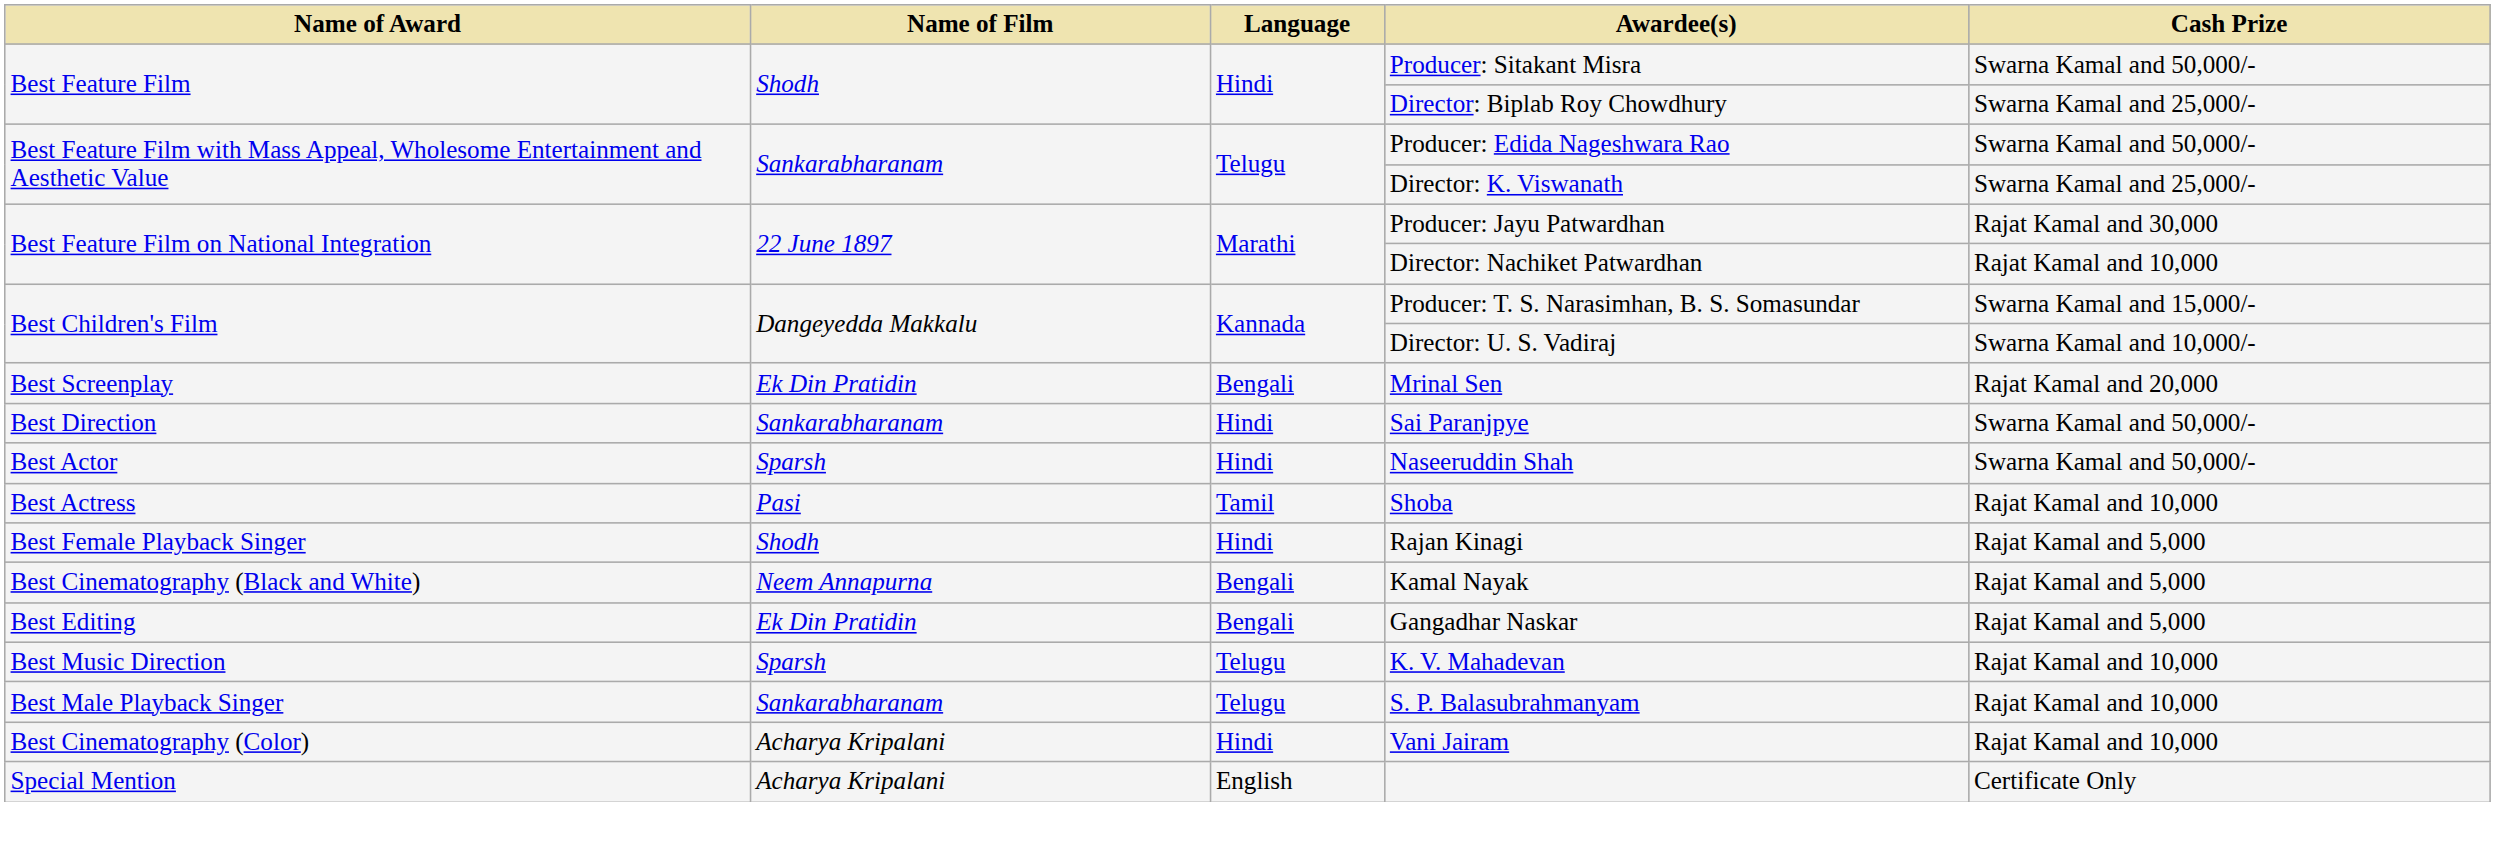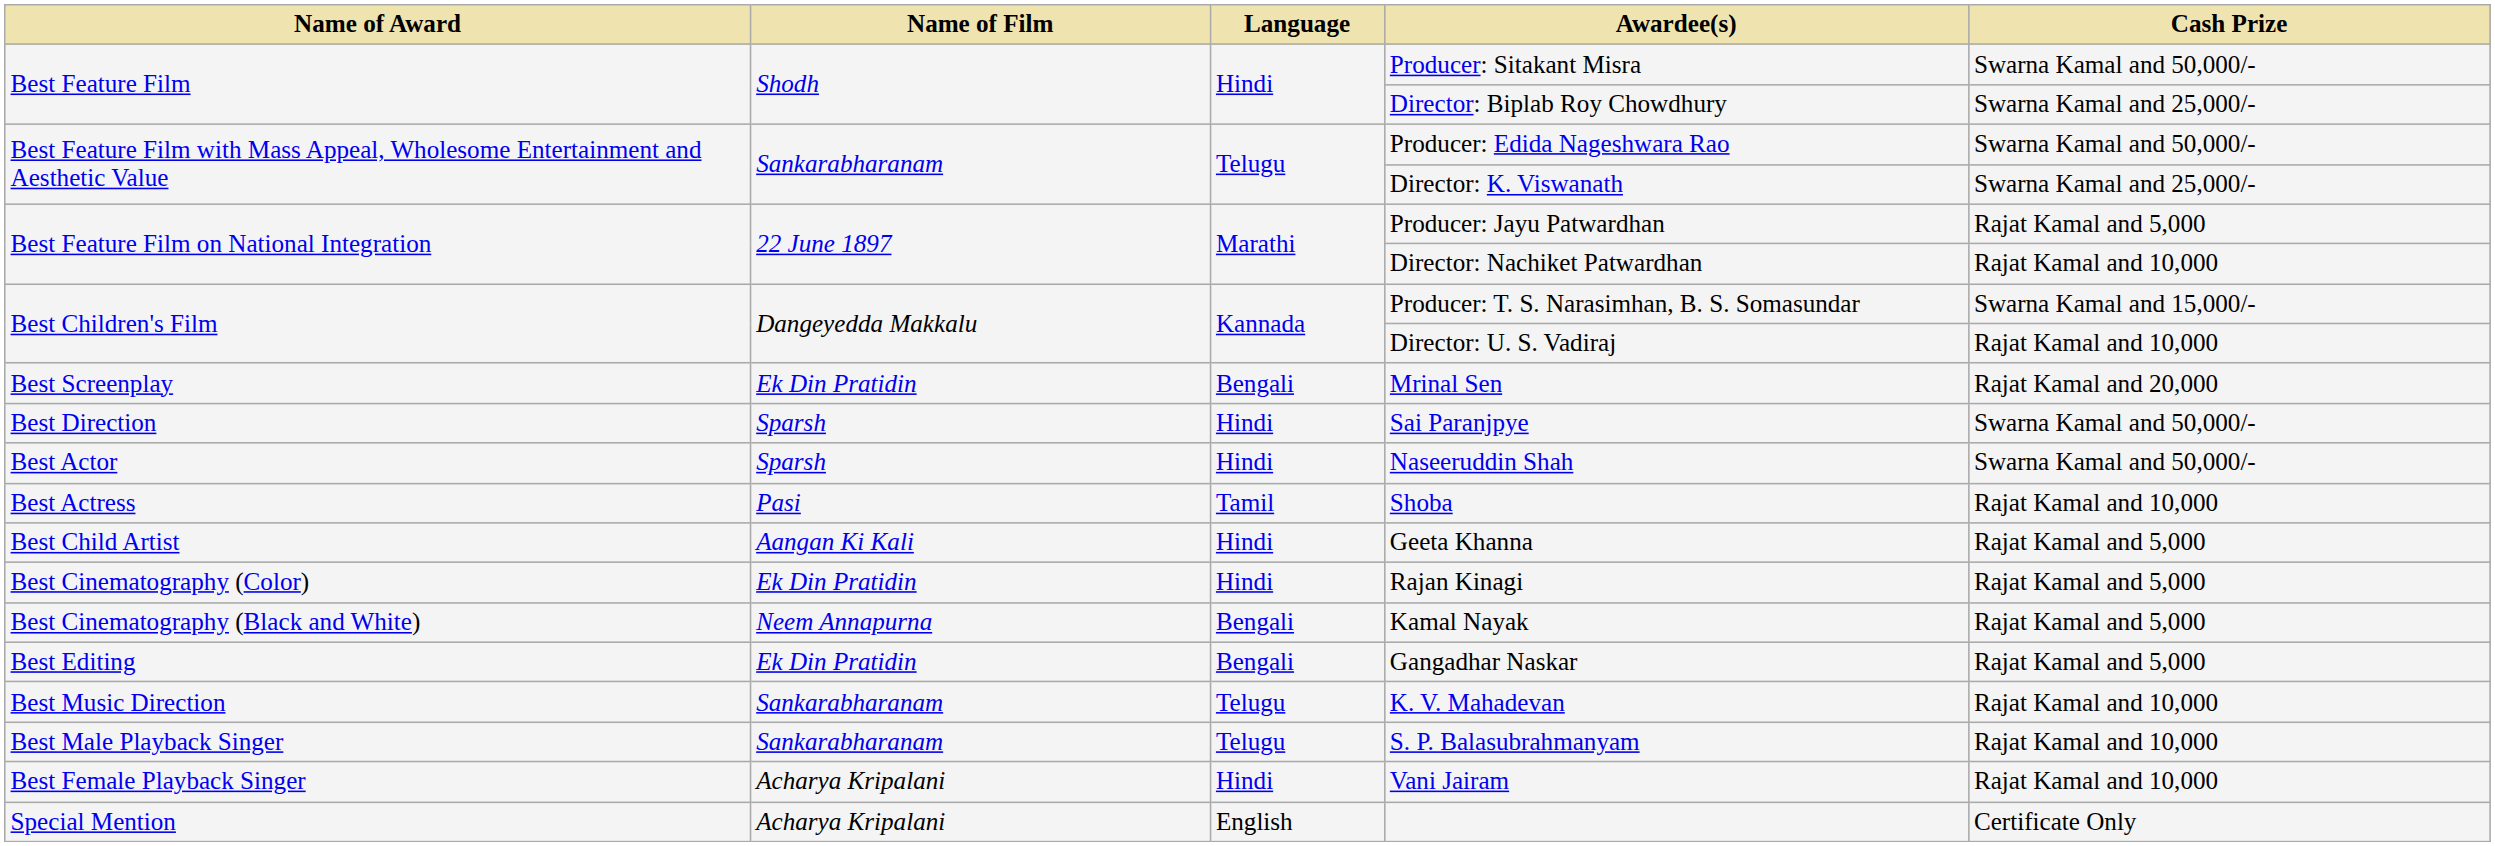(2096, 223) Rajat Kamal and 30,000 -> (2090, 223) Rajat Kamal and 5,000
(2115, 343) Swarna Kamal and 10,000/- -> (2096, 343) Rajat Kamal and 10,000
(850, 422) Sankarabharanam -> (791, 422) Sparsh
+ row: (1461, 542)
(158, 542) Best Female Playback Singer -> (160, 582) Best Cinematography (Color)
(788, 542) Shodh -> (836, 582) Ek Din Pratidin
(791, 661) Sparsh -> (850, 701) Sankarabharanam
(160, 741) Best Cinematography (Color) -> (158, 781) Best Female Playback Singer
